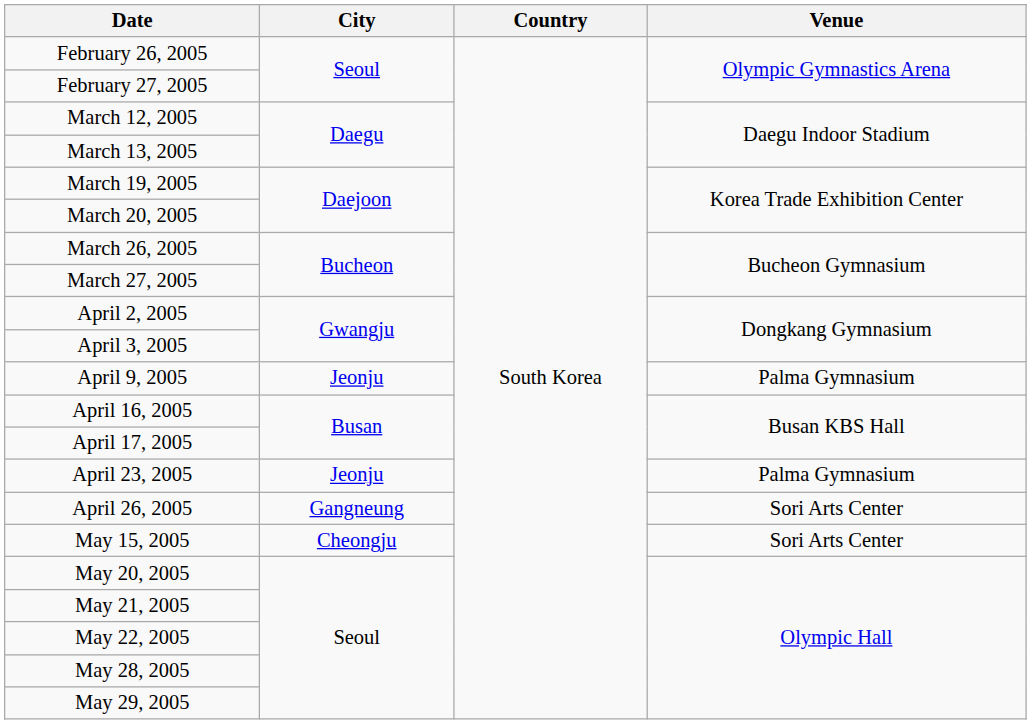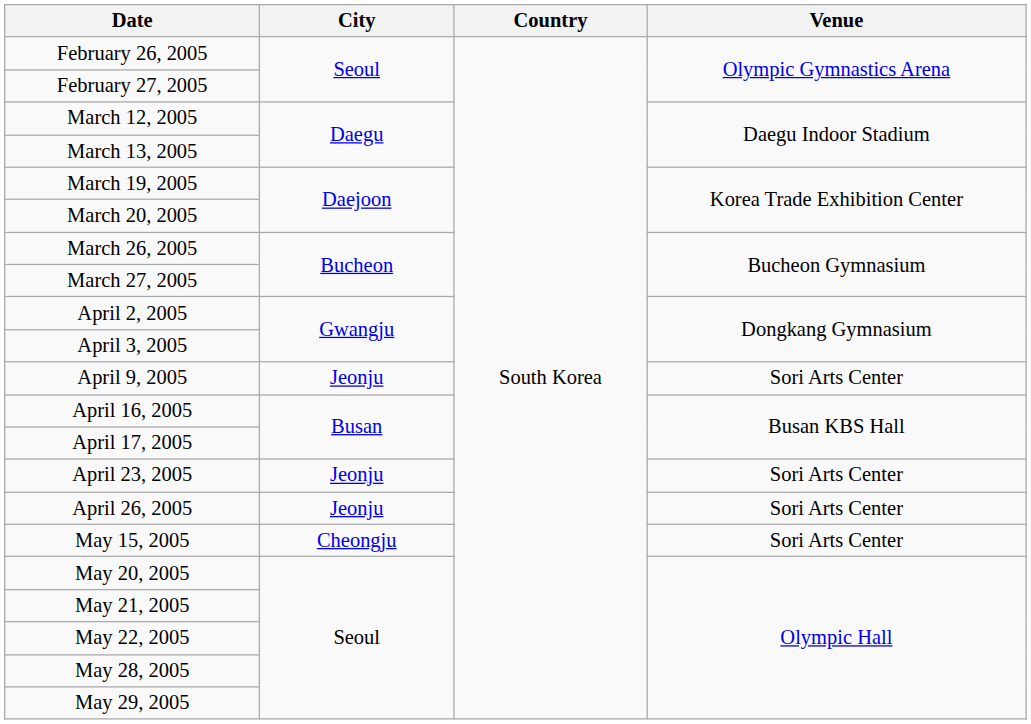(836, 378) Palma Gymnasium -> (836, 378) Sori Arts Center
(836, 475) Palma Gymnasium -> (836, 475) Sori Arts Center
(357, 507) Gangneung -> (357, 507) Jeonju
